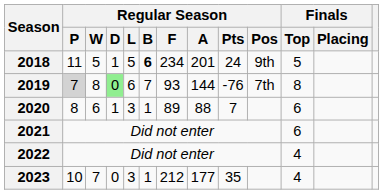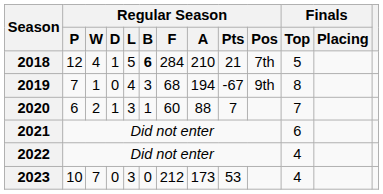(74, 62) 11 -> (74, 62) 12
(96, 62) 5 -> (96, 62) 4
(172, 62) 234 -> (172, 62) 284
(203, 62) 201 -> (203, 62) 210
(233, 62) 24 -> (233, 62) 21
(265, 62) 9th -> (265, 62) 7th
(74, 85) lightgrey background -> (74, 85) no background
(96, 85) 8 -> (96, 85) 1
(115, 85) lightgreen background -> (115, 85) no background
(131, 85) 6 -> (131, 85) 4
(148, 85) 7 -> (148, 85) 3
(172, 85) 93 -> (172, 85) 68
(203, 85) 144 -> (203, 85) 194
(233, 85) -76 -> (233, 85) -67
(265, 85) 7th -> (265, 85) 9th
(74, 108) 8 -> (74, 108) 6
(96, 108) 6 -> (96, 108) 2
(172, 108) 89 -> (172, 108) 60
(297, 108) 6 -> (297, 108) 7
(148, 177) 1 -> (148, 177) 0
(203, 177) 177 -> (203, 177) 173
(233, 177) 35 -> (233, 177) 53
